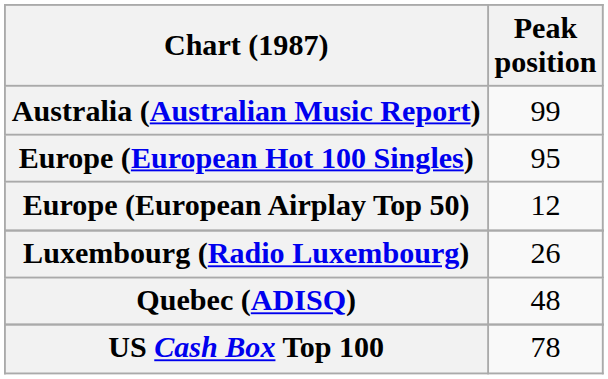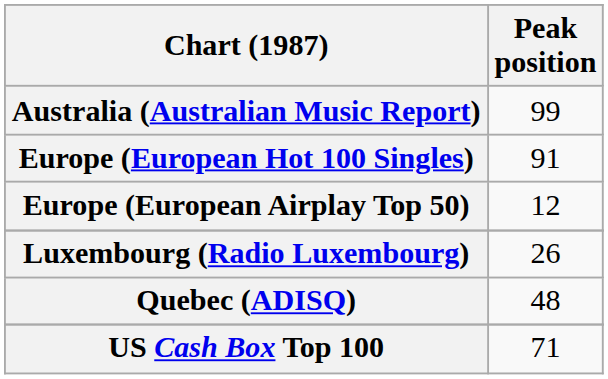(545, 157) 95 -> (545, 157) 91
(545, 348) 78 -> (545, 348) 71
